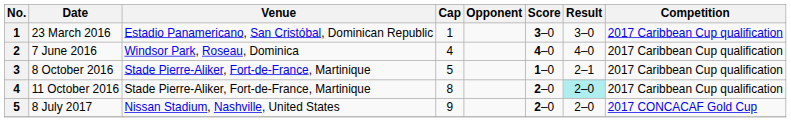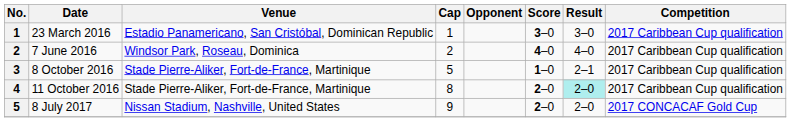(450, 51) 4 -> (450, 51) 2
